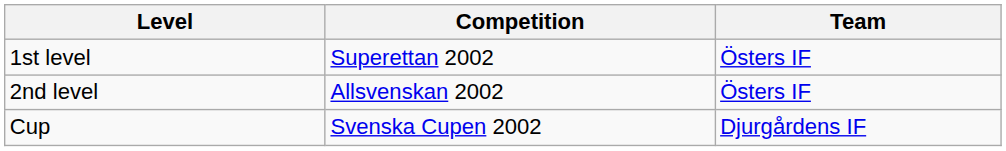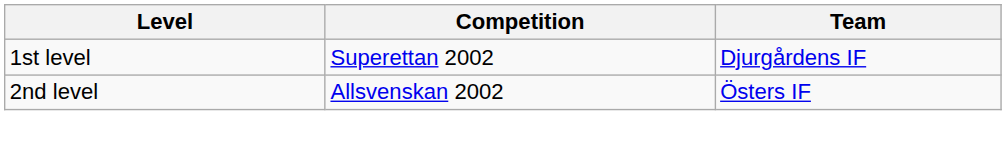(766, 57) Östers IF -> (793, 57) Djurgårdens IF
- row: (30, 127)
